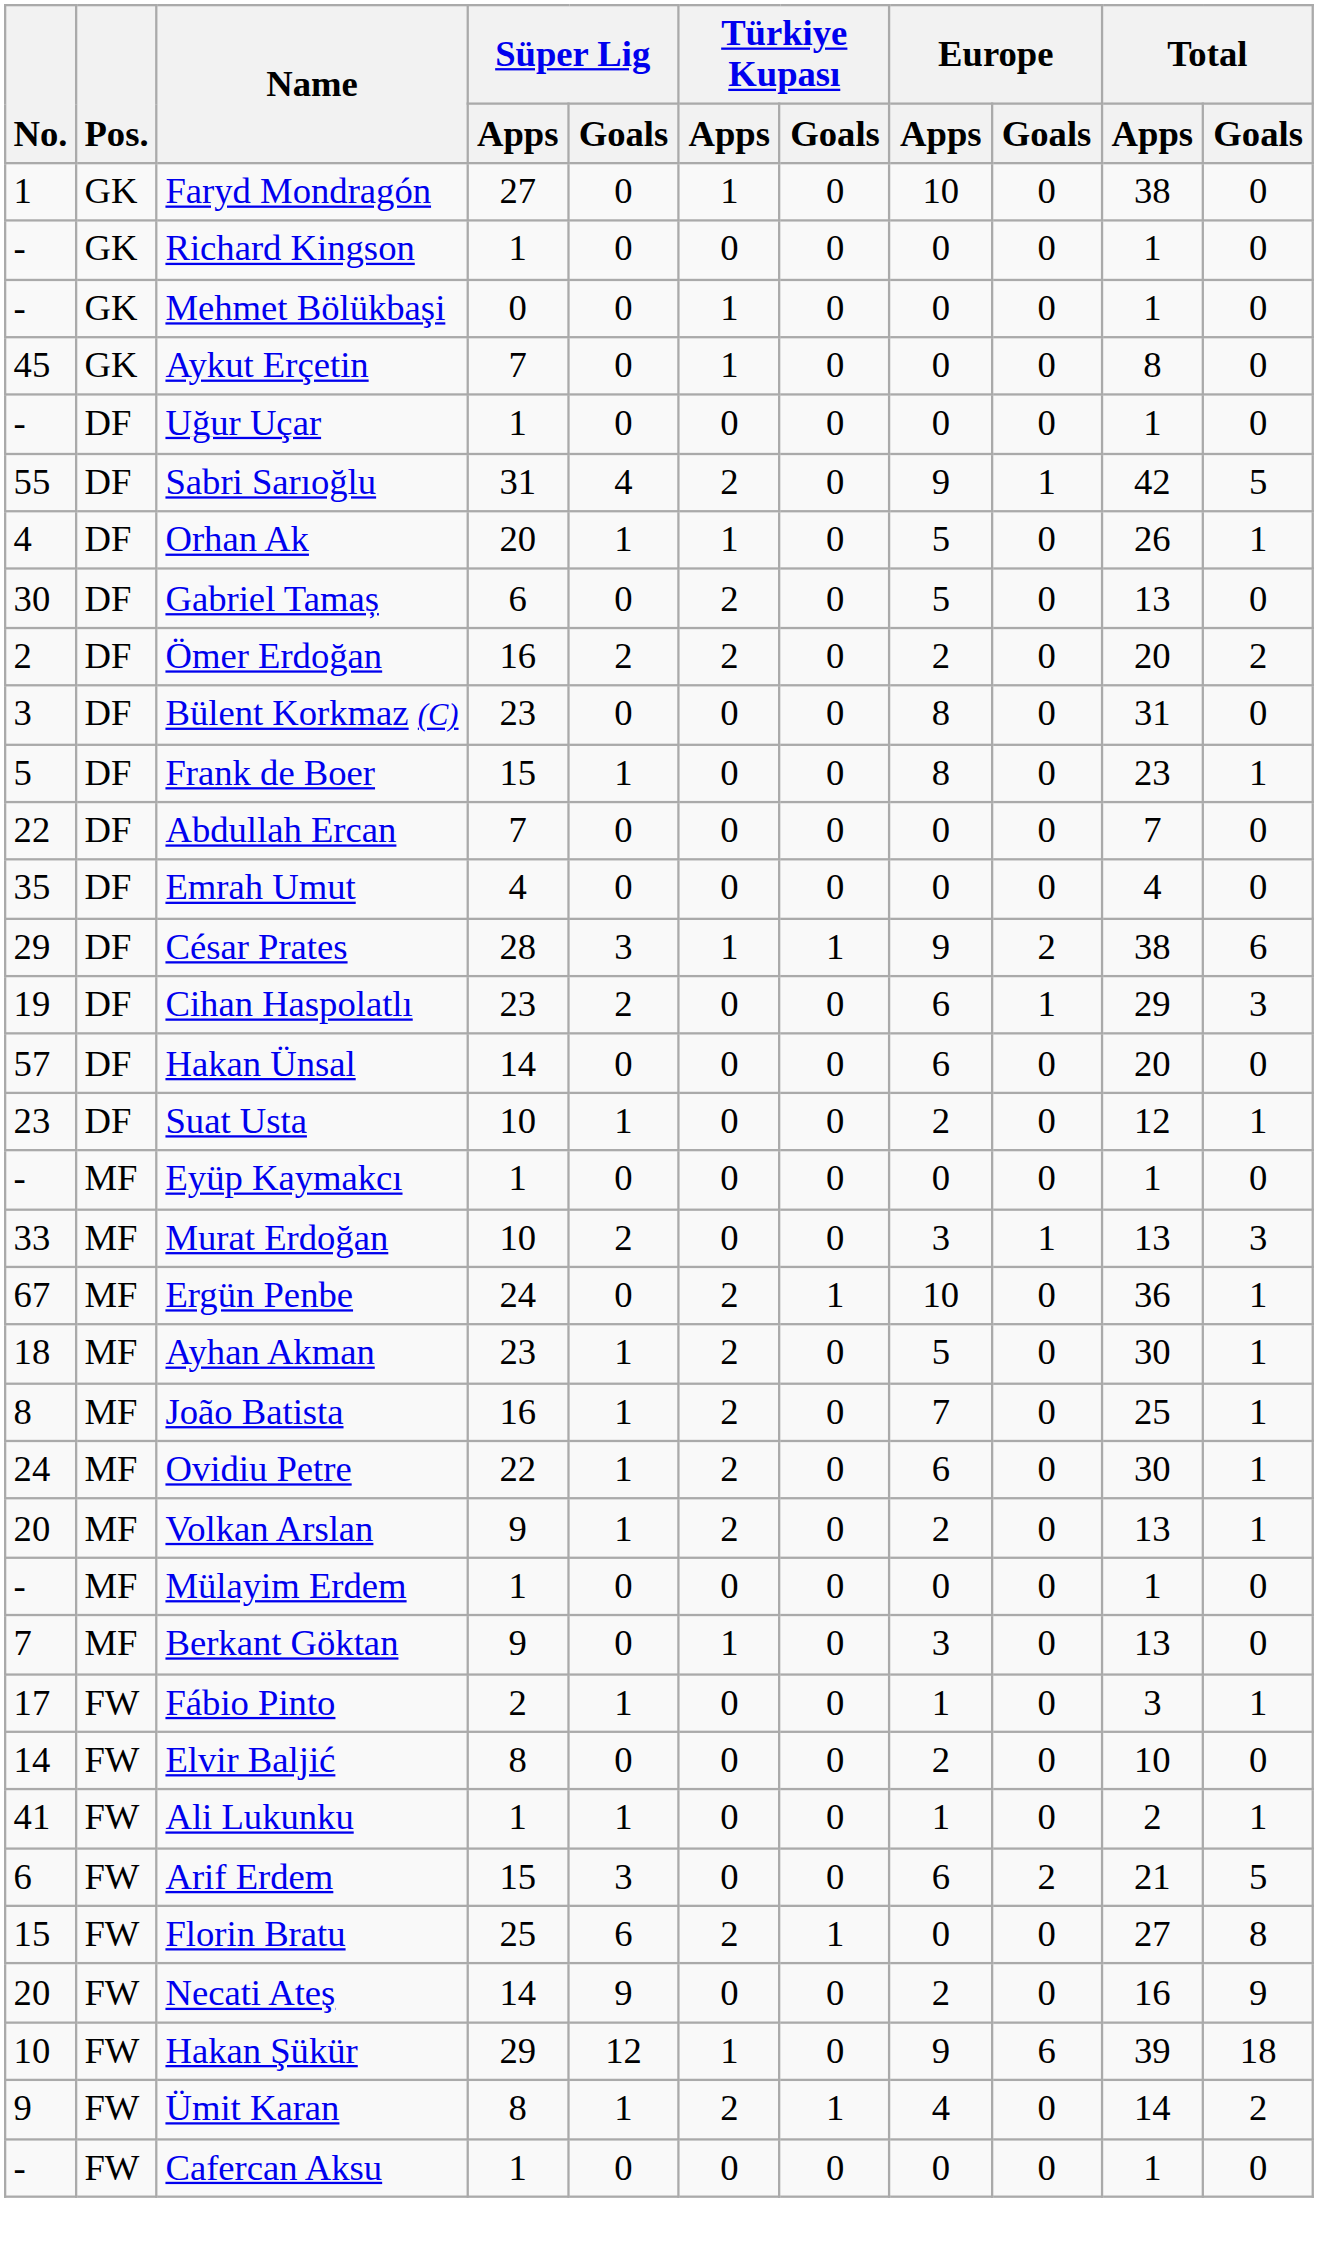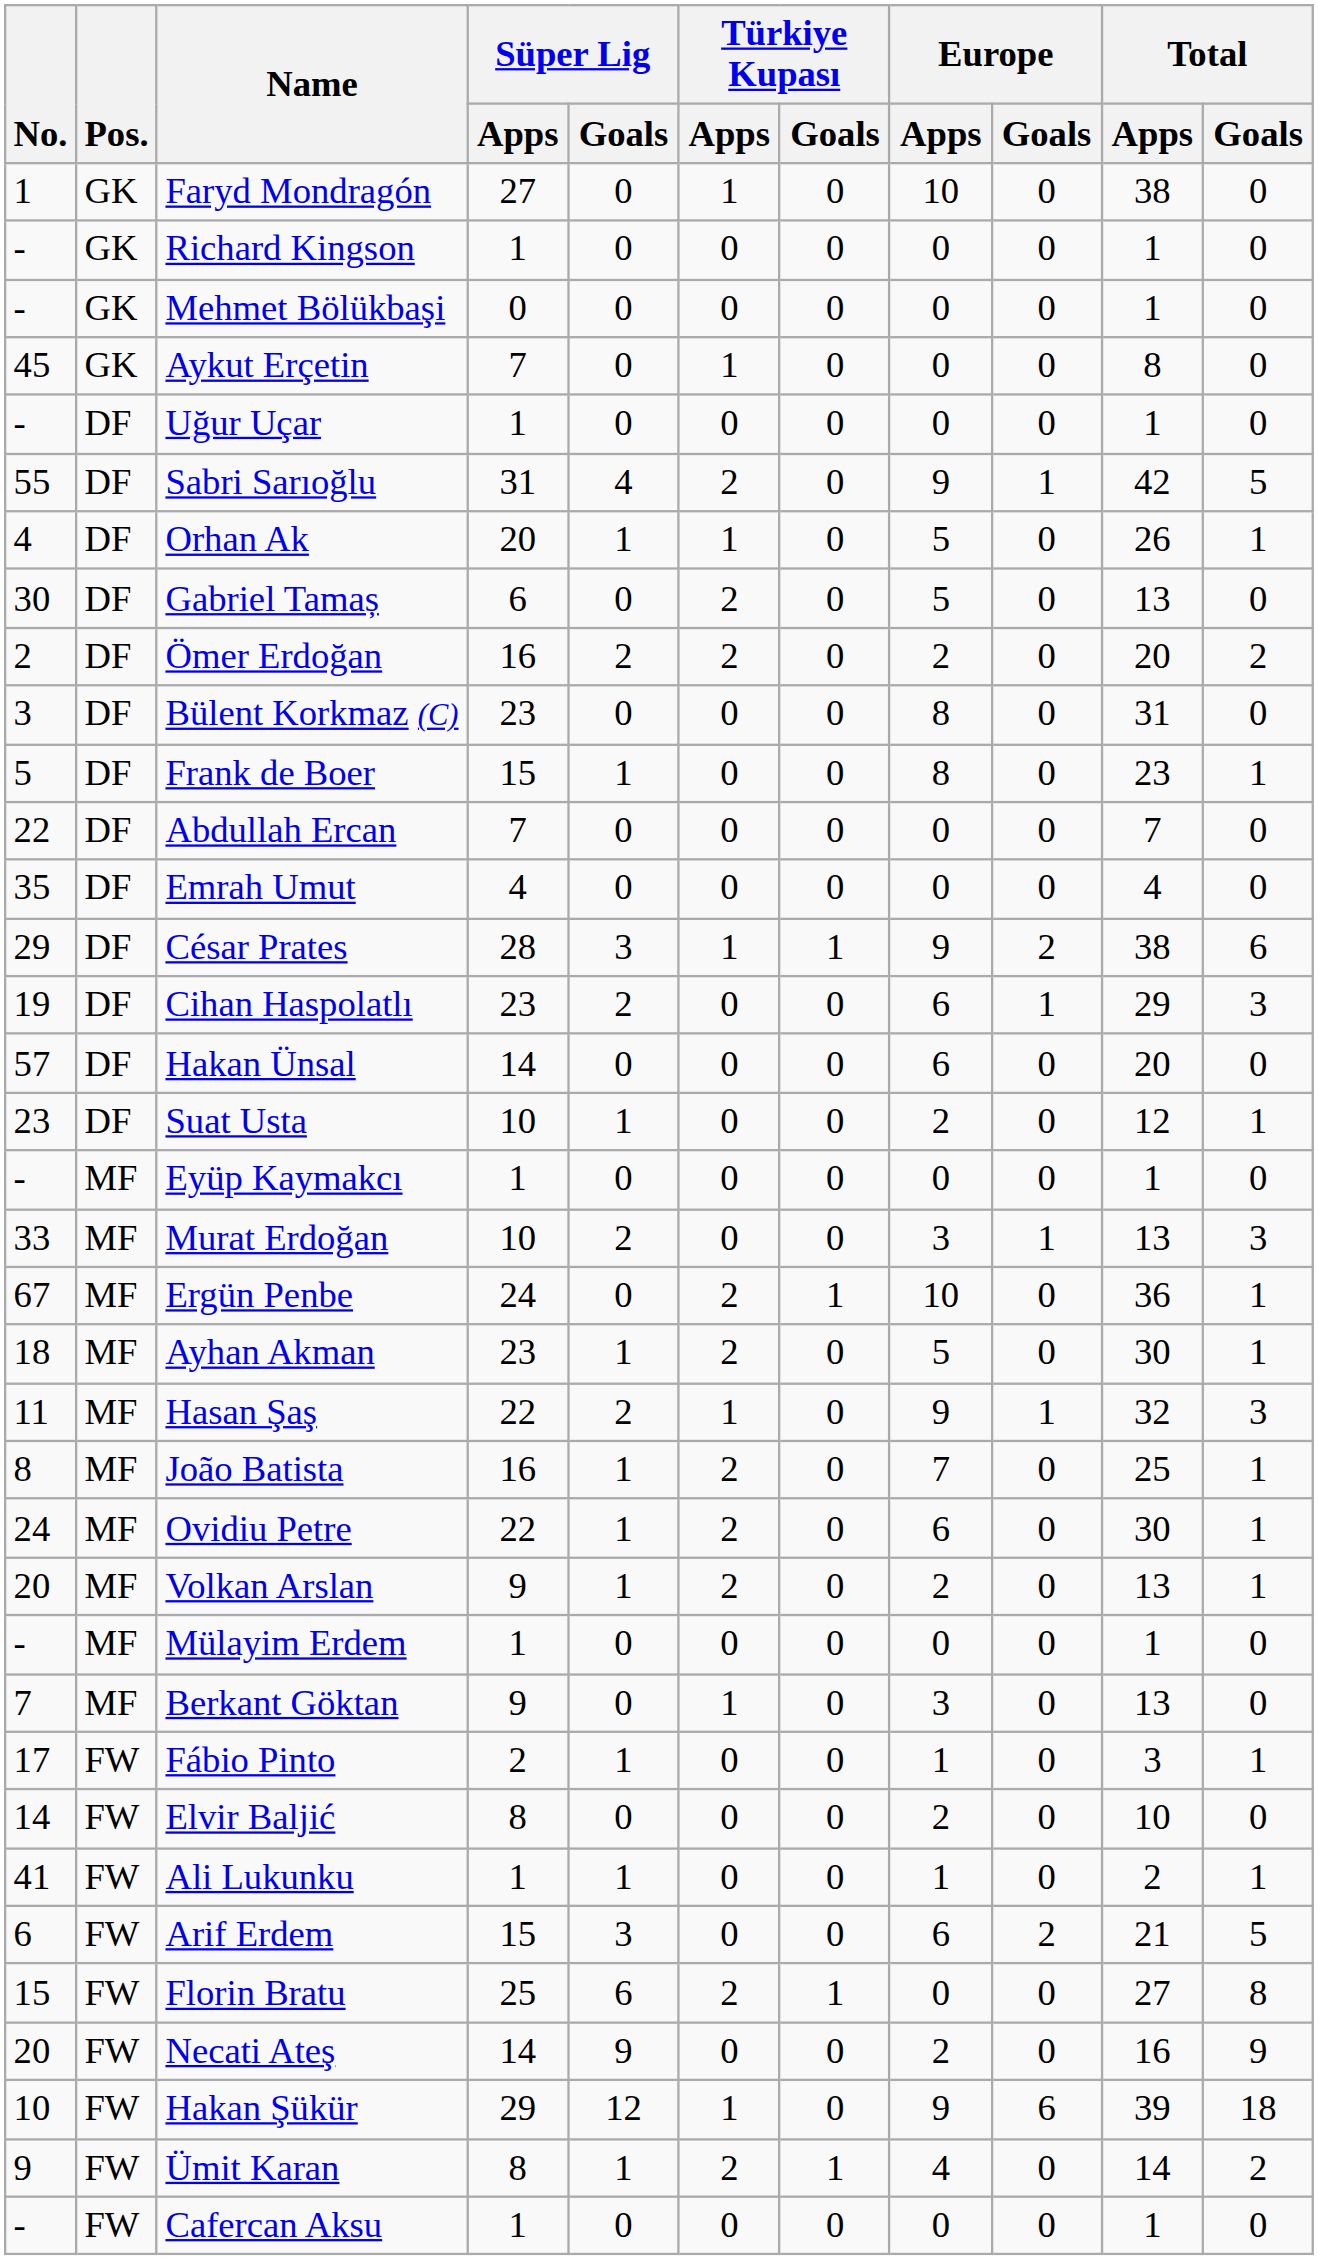(729, 307) 1 -> (729, 307) 0
+ row: (241, 1411)
